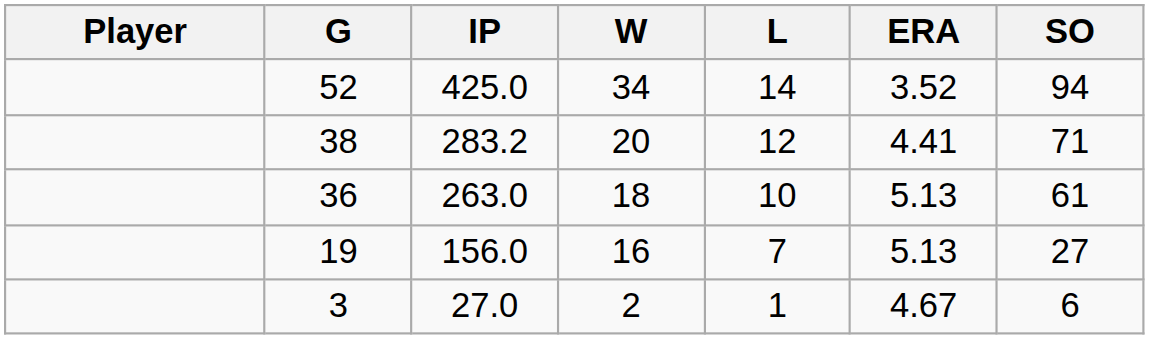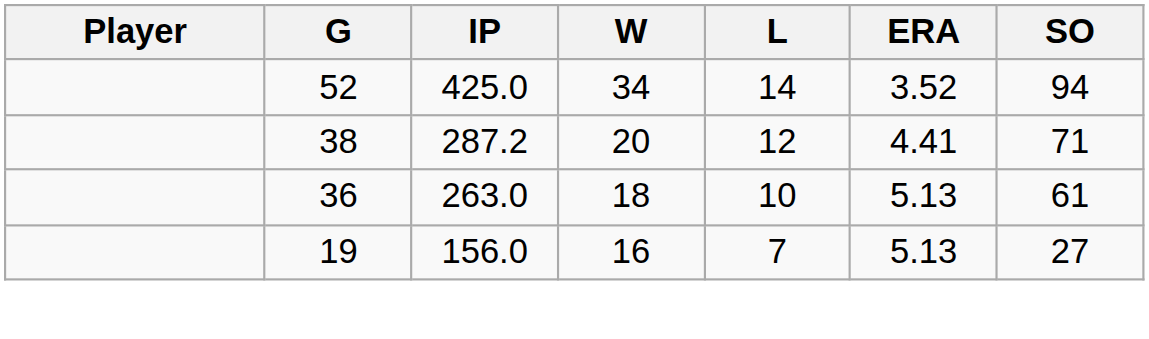(485, 141) 283.2 -> (485, 141) 287.2
- row: (338, 305)
